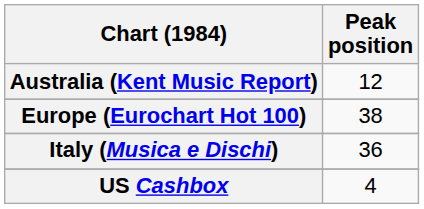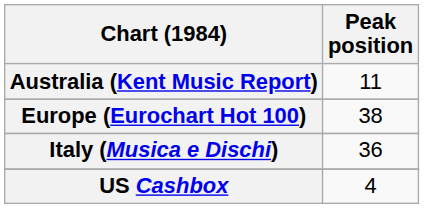(371, 81) 12 -> (371, 81) 11
